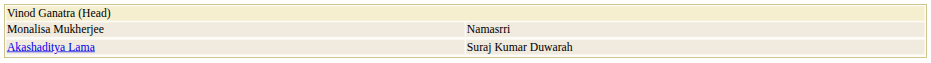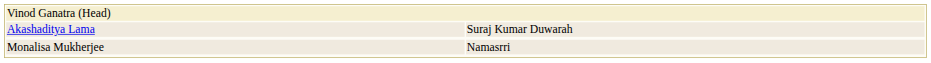rows swapped: (55, 29) <-> (51, 47)
